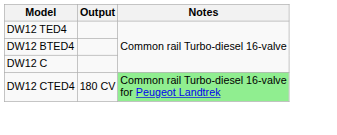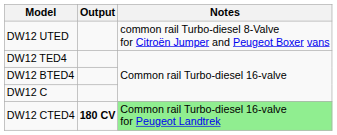+ row: (38, 36)
(98, 87) normal -> (98, 116) bold
